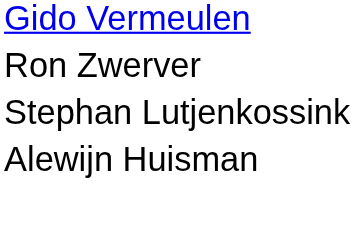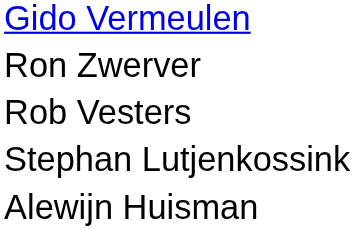+ row: (98, 112)
